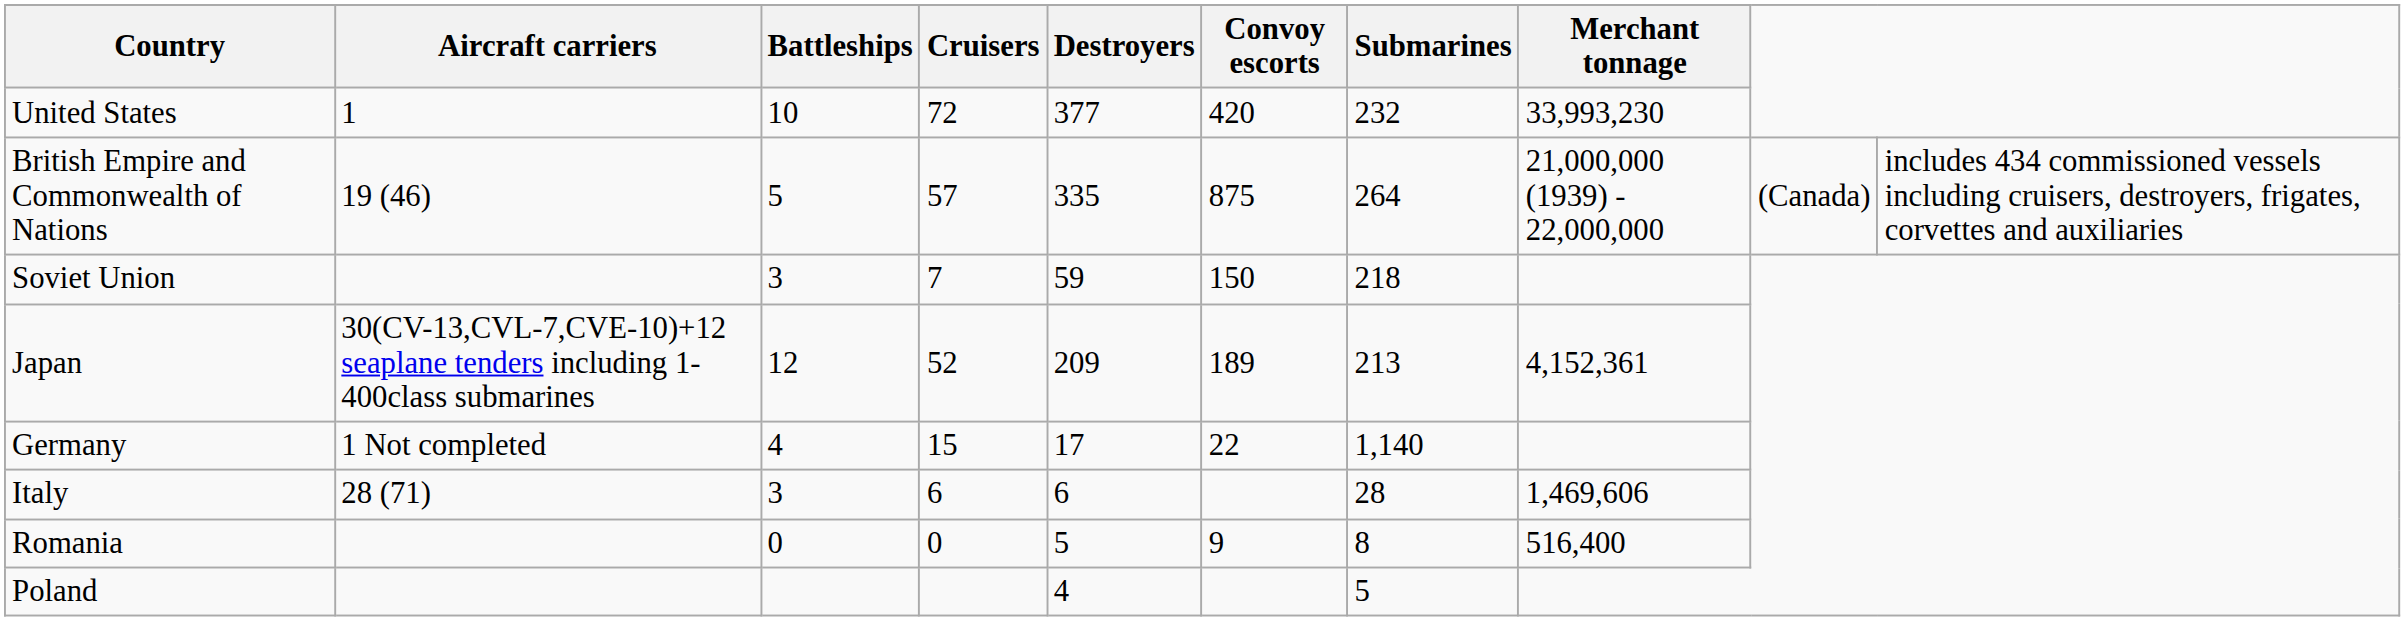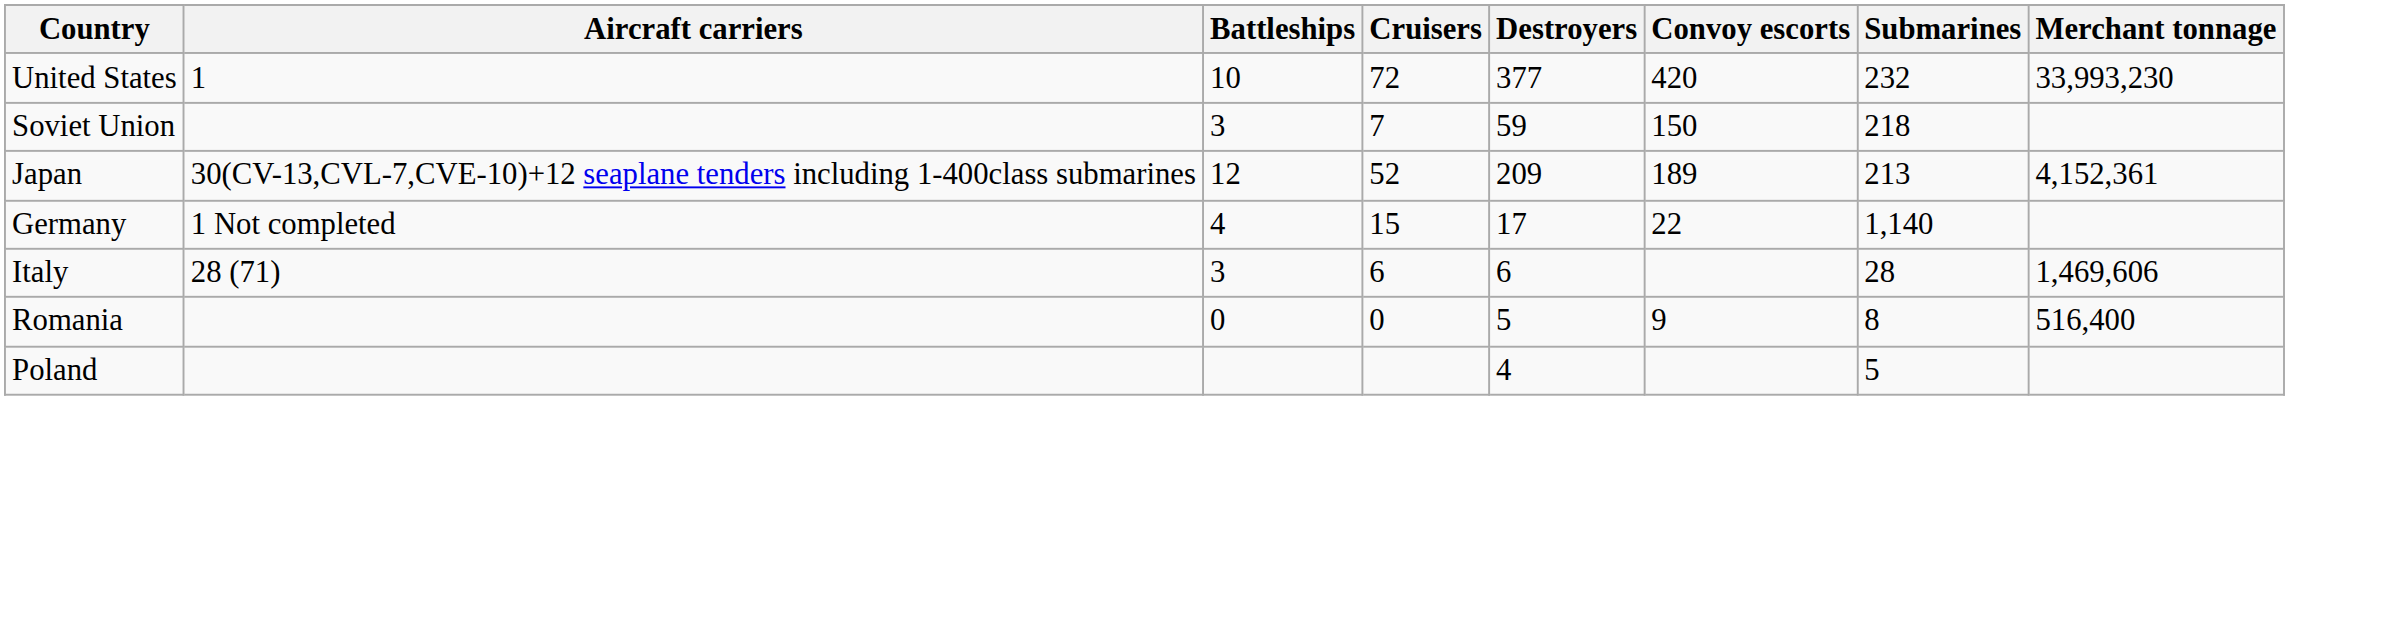- row: (129, 195)
